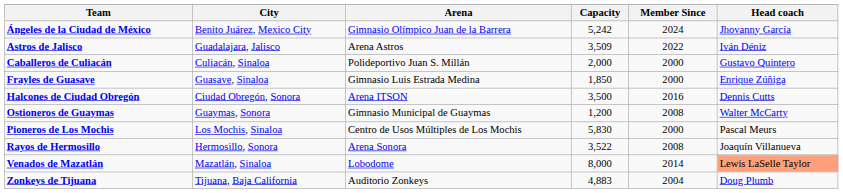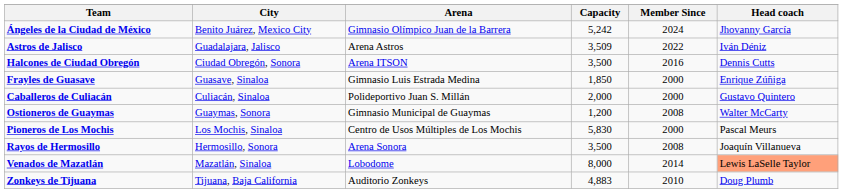rows swapped: (59, 63) <-> (73, 96)
(600, 146) 3,522 -> (600, 146) 3,500
(673, 180) 2004 -> (673, 180) 2010
